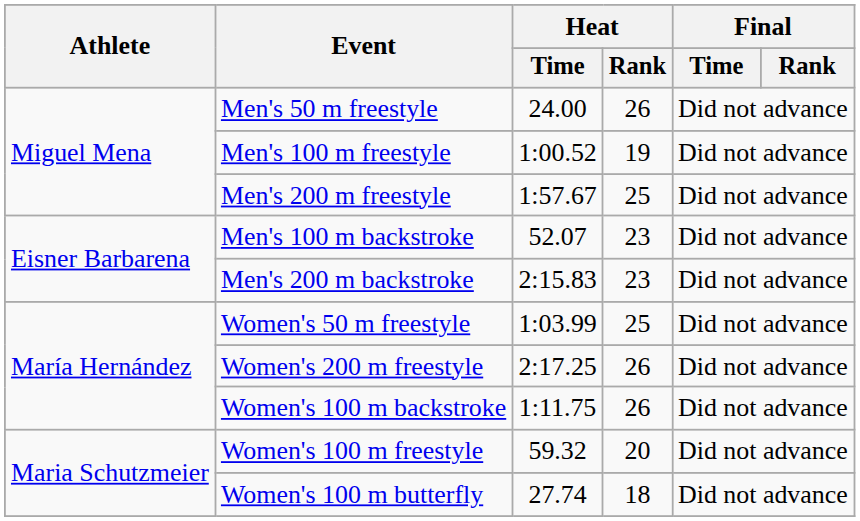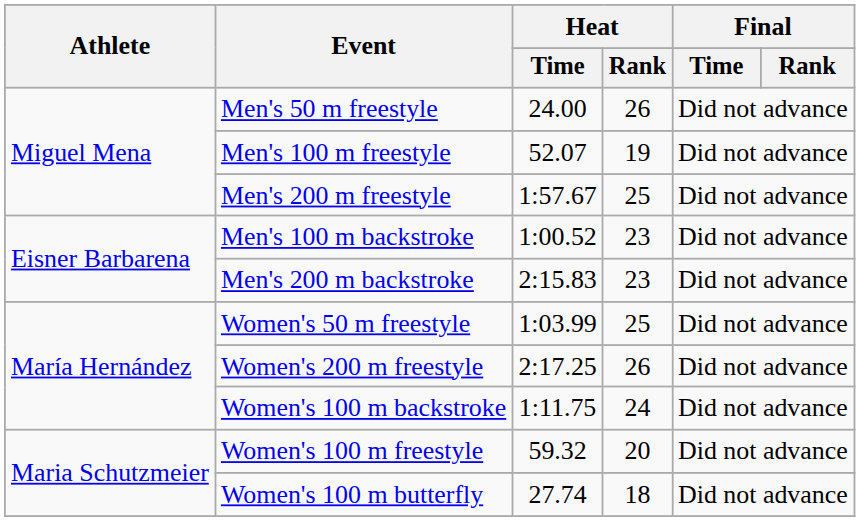(558, 152) 1:00.52 -> (558, 152) 52.07
(558, 237) 52.07 -> (558, 237) 1:00.52
(637, 408) 26 -> (637, 408) 24
